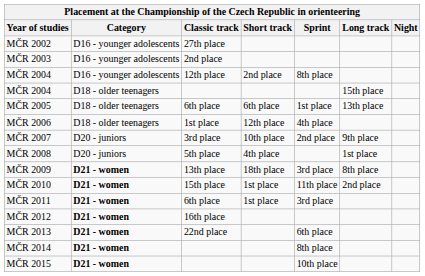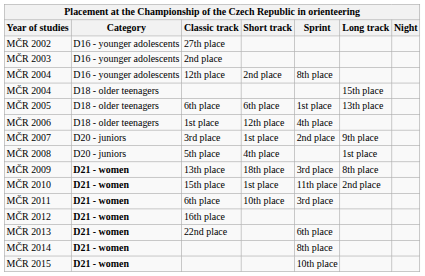(264, 138) 10th place -> (261, 138) 1st place
(261, 201) 1st place -> (264, 201) 10th place
